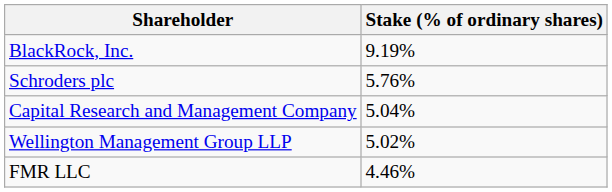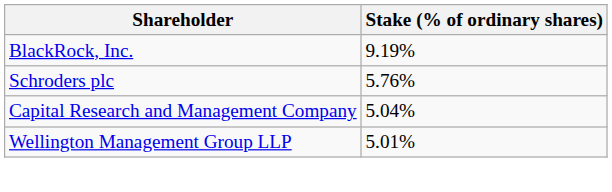(390, 141) 5.02% -> (390, 141) 5.01%
- row: (50, 171)
